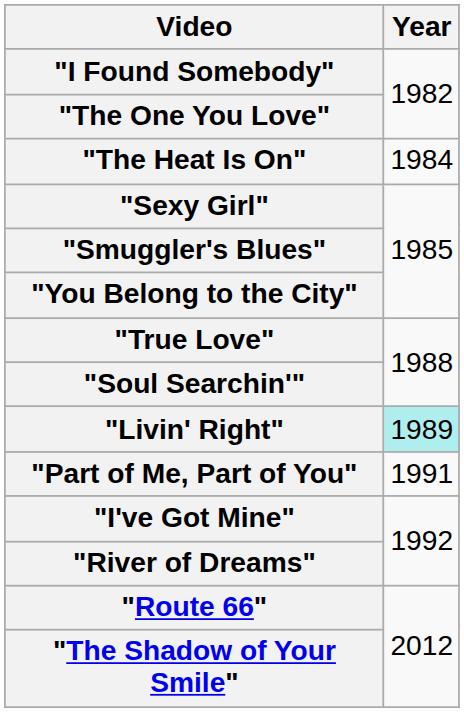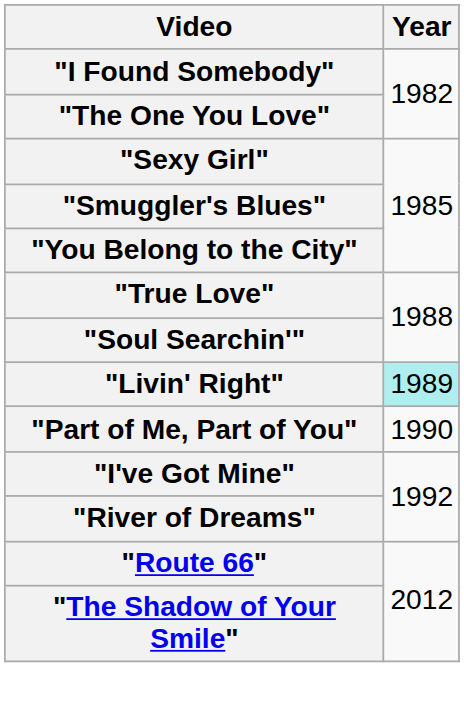- row: (194, 160)
(422, 473) 1991 -> (422, 428) 1990
